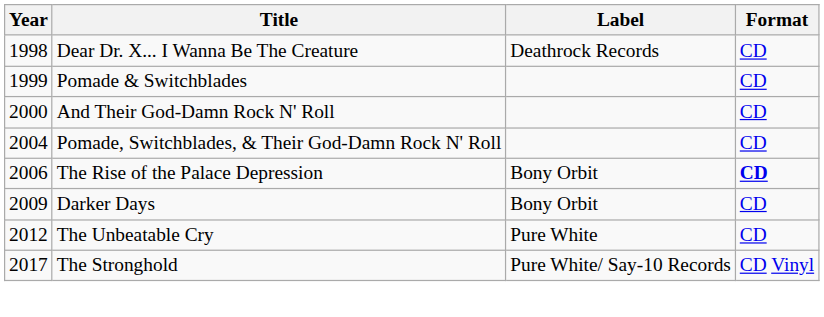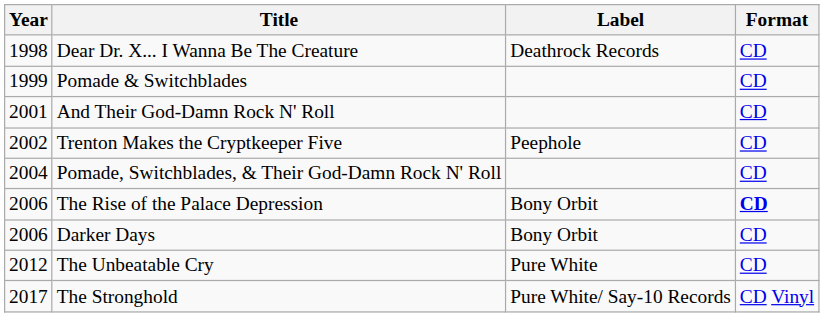(28, 111) 2000 -> (28, 111) 2001
+ row: (199, 142)
(28, 204) 2009 -> (28, 234) 2006
